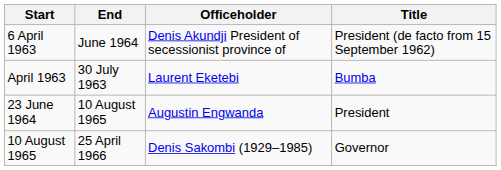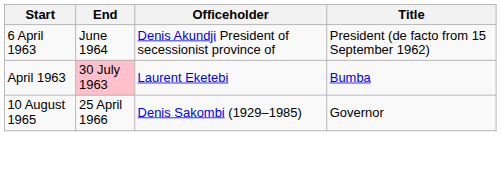(98, 77) no background -> (100, 77) pink background
- row: (30, 112)
